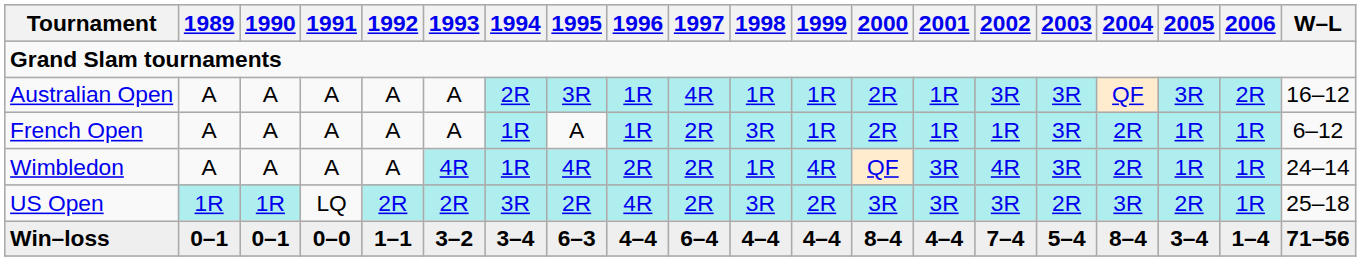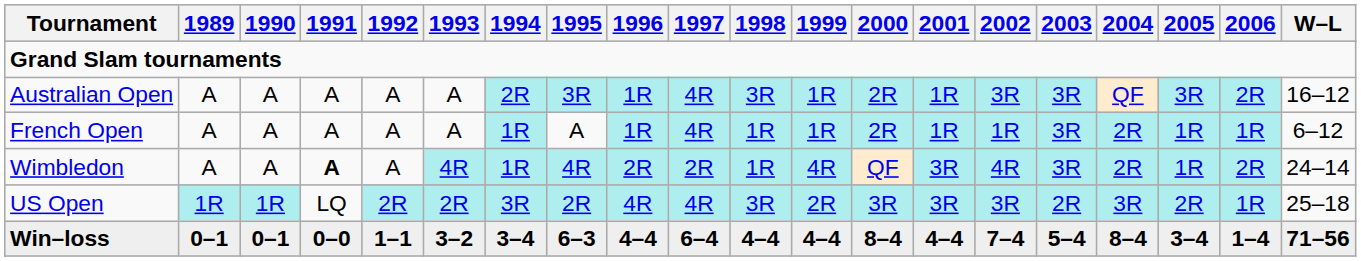(760, 95) 1R -> (760, 95) 3R
(699, 131) 2R -> (699, 131) 4R
(760, 131) 3R -> (760, 131) 1R
(332, 167) normal -> (332, 167) bold
(1250, 167) 1R -> (1250, 167) 2R
(699, 203) 2R -> (699, 203) 4R
